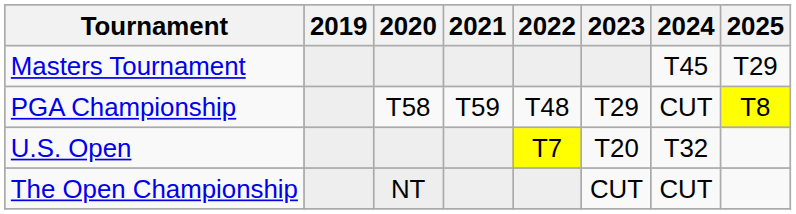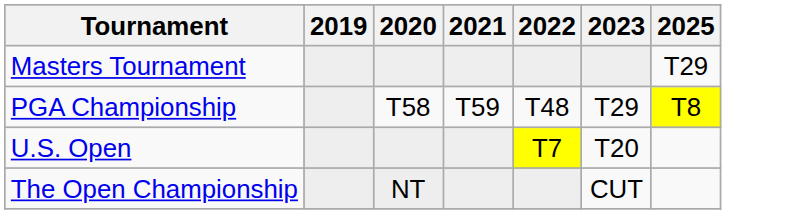- column: (686, 25)
